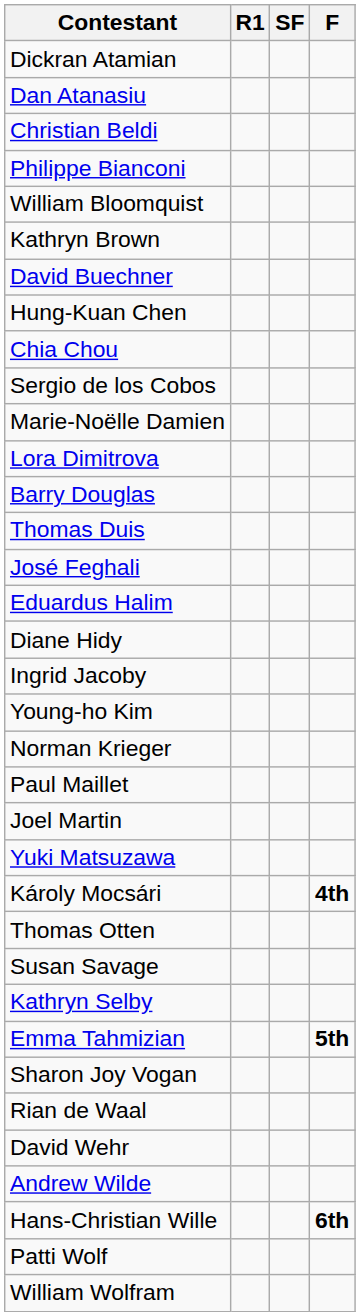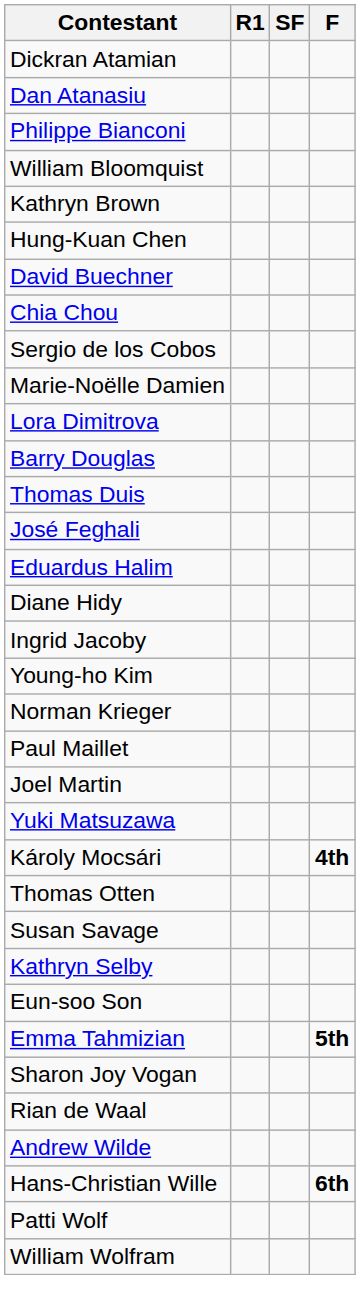- row: (84, 131)
rows swapped: (91, 276) <-> (98, 312)
+ row: (76, 1002)
- row: (70, 1147)
